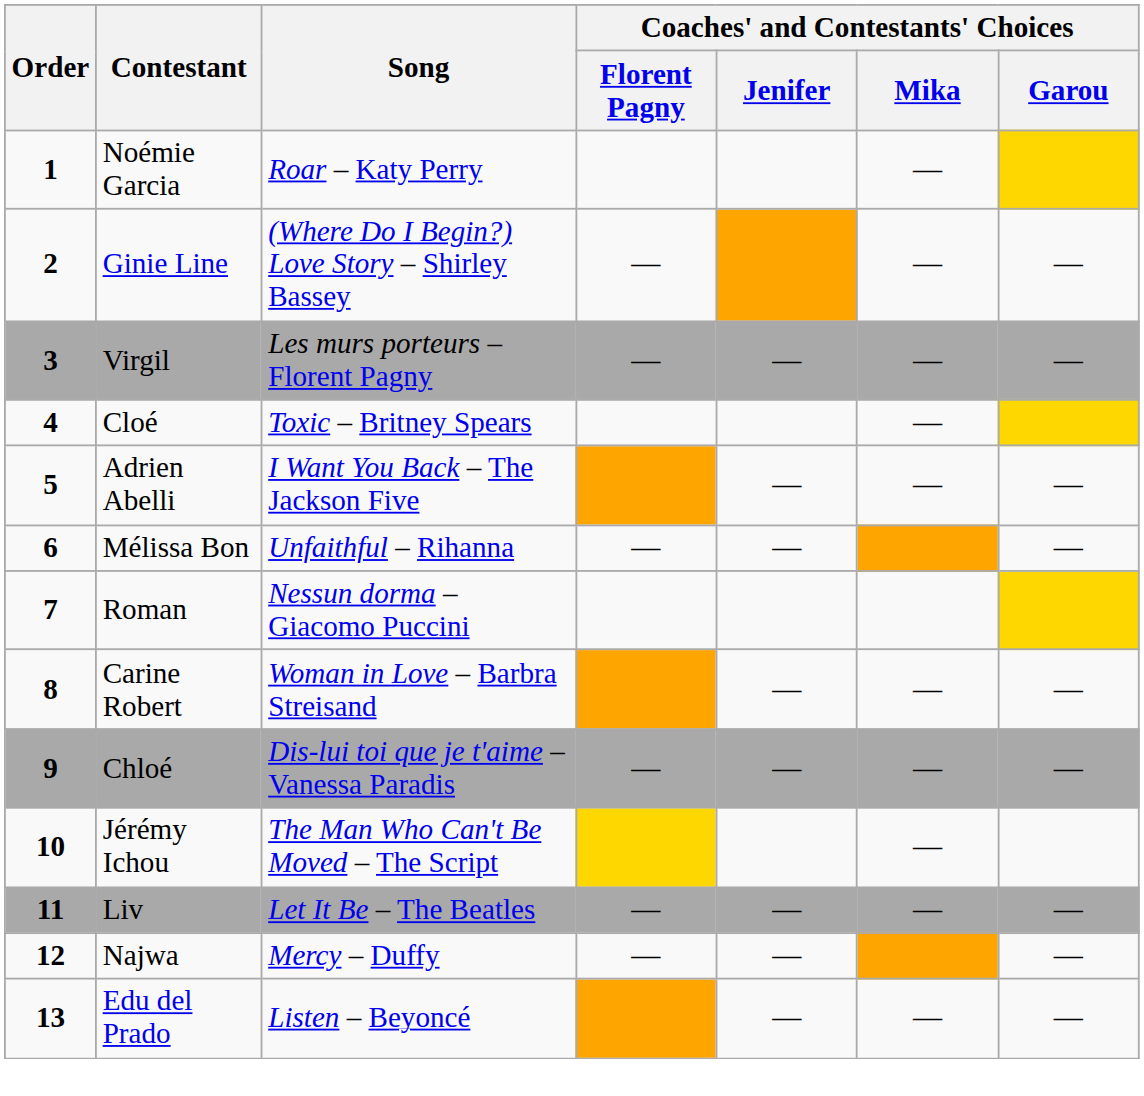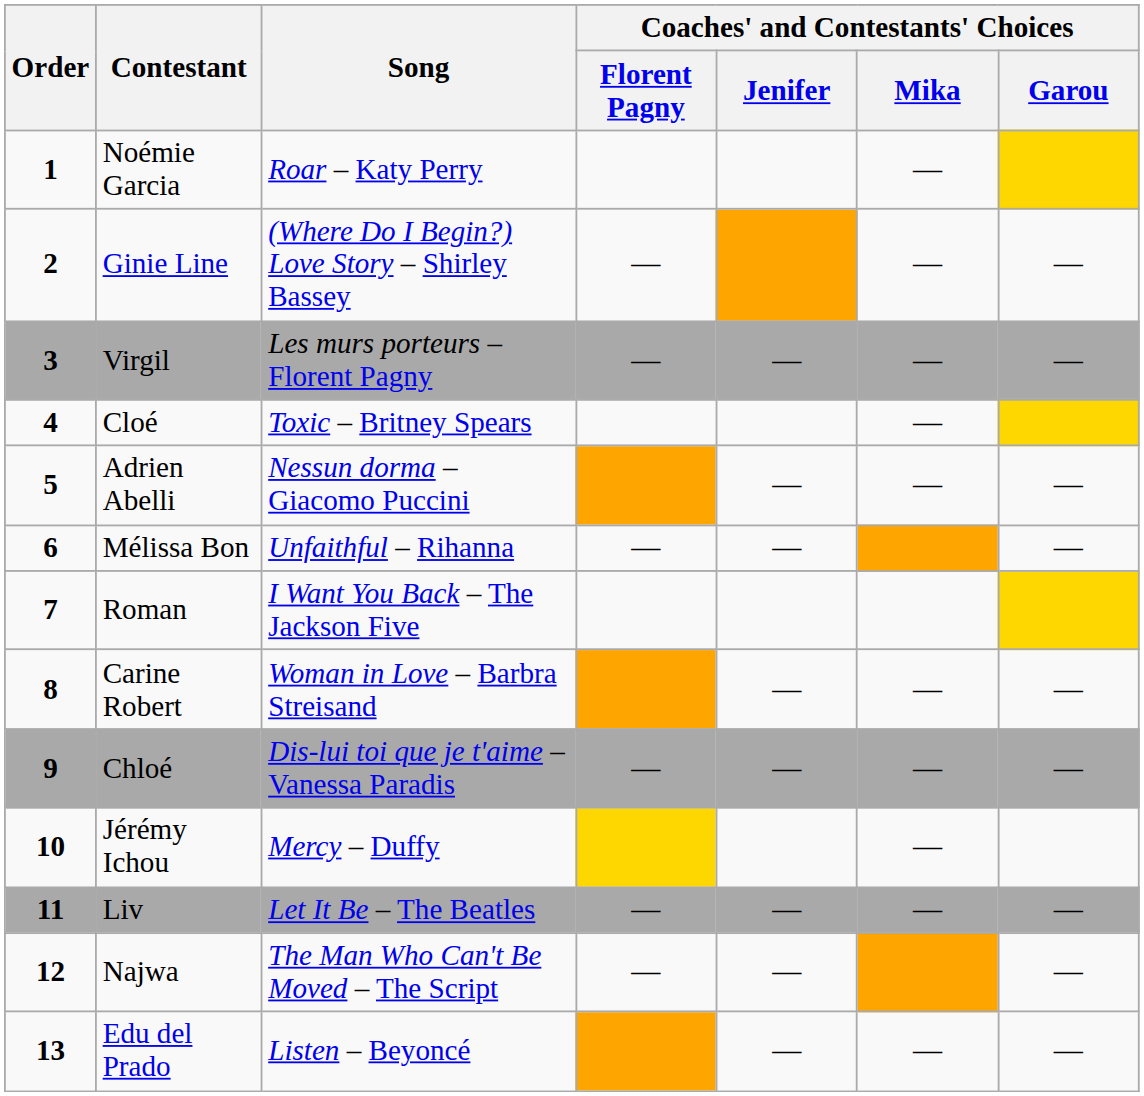(401, 484) I Want You Back – The Jackson Five -> (369, 484) Nessun dorma – Giacomo Puccini
(369, 609) Nessun dorma – Giacomo Puccini -> (401, 609) I Want You Back – The Jackson Five
(405, 846) The Man Who Can't Be Moved – The Script -> (354, 846) Mercy – Duffy
(354, 955) Mercy – Duffy -> (405, 971) The Man Who Can't Be Moved – The Script
